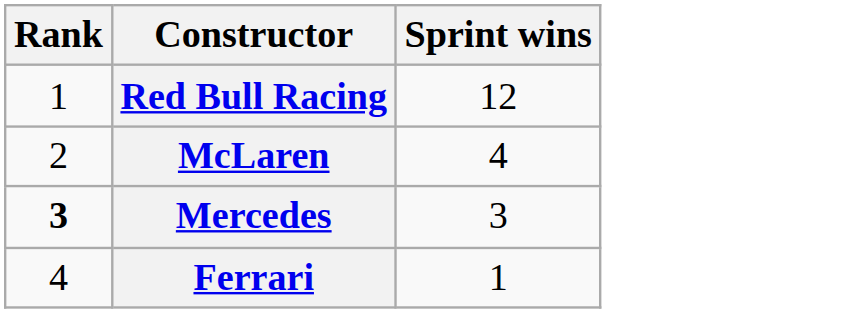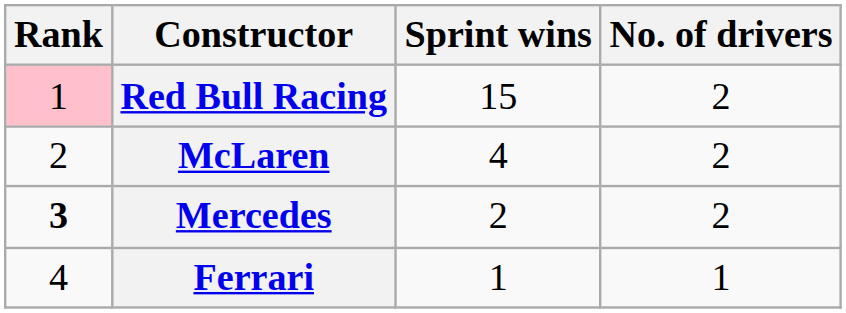+ column: (721, 34)
(58, 95) no background -> (58, 95) pink background
(498, 95) 12 -> (498, 95) 15
(498, 215) 3 -> (498, 215) 2
